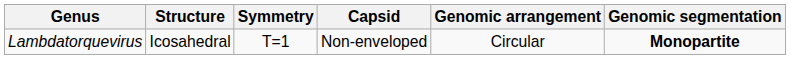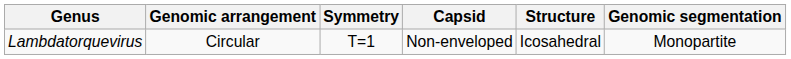columns swapped: (190, 16) <-> (518, 16)
(695, 41) bold -> (695, 41) normal
